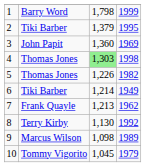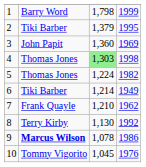(103, 75) 1,226 -> (103, 75) 1,224
(103, 106) 1,213 -> (103, 106) 1,210
(51, 138) normal -> (53, 138) bold
(103, 138) 1,098 -> (103, 138) 1,078
(129, 138) 1989 -> (129, 138) 1986
(129, 153) 1979 -> (129, 153) 1976
